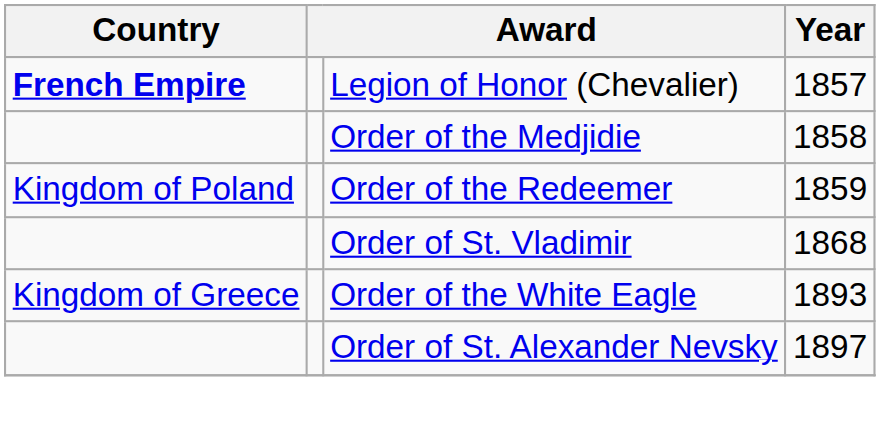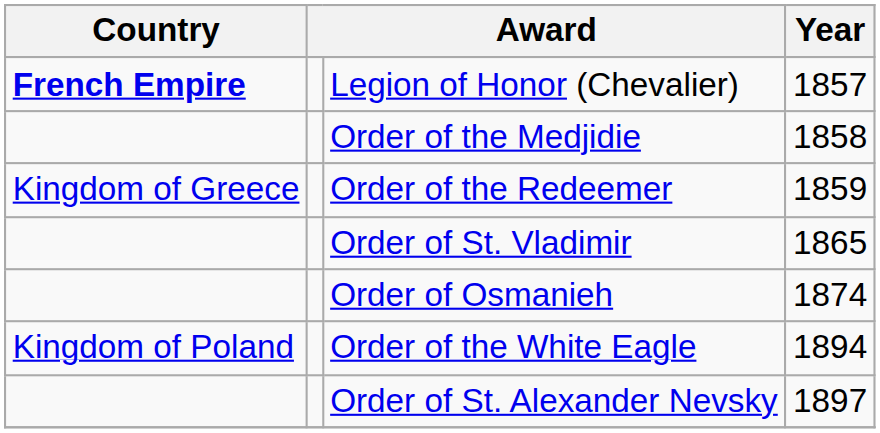(153, 189) Kingdom of Poland -> (156, 189) Kingdom of Greece
(830, 242) 1868 -> (830, 242) 1865
+ row: (472, 294)
(156, 294) Kingdom of Greece -> (153, 347) Kingdom of Poland
(830, 294) 1893 -> (830, 347) 1894
